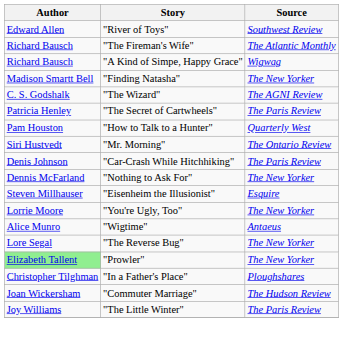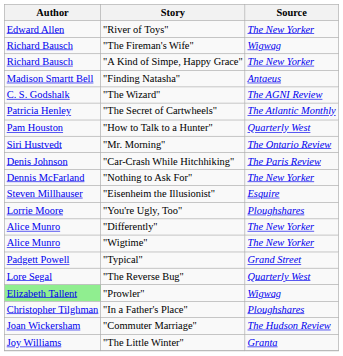(285, 29) Southwest Review -> (281, 29) The New Yorker
(292, 45) The Atlantic Monthly -> (264, 45) Wigwag
(264, 62) Wigwag -> (281, 62) The New Yorker
(281, 78) The New Yorker -> (264, 78) Antaeus
(284, 111) The Paris Review -> (292, 111) The Atlantic Monthly
(281, 210) The New Yorker -> (276, 210) Ploughshares
+ row: (130, 227)
(264, 227) Antaeus -> (281, 243) The New Yorker
+ row: (123, 260)
(281, 243) The New Yorker -> (279, 276) Quarterly West
(281, 260) The New Yorker -> (264, 293) Wigwag
(284, 309) The Paris Review -> (263, 342) Granta
